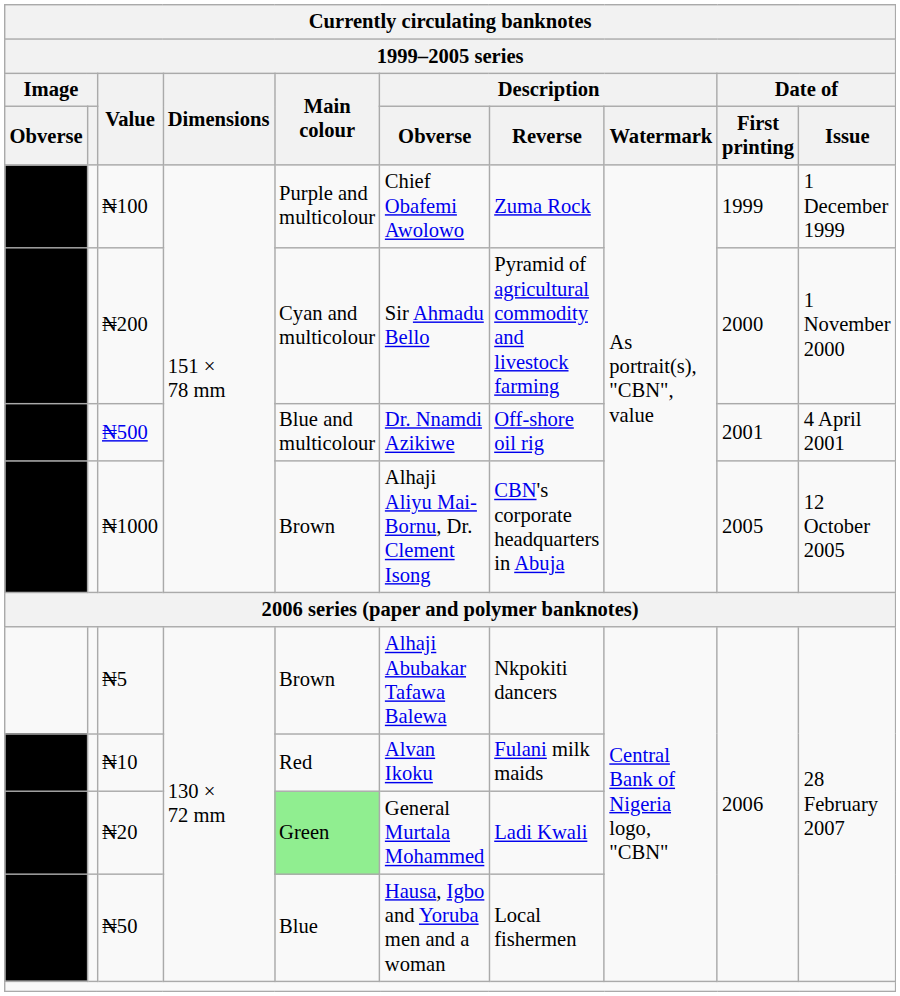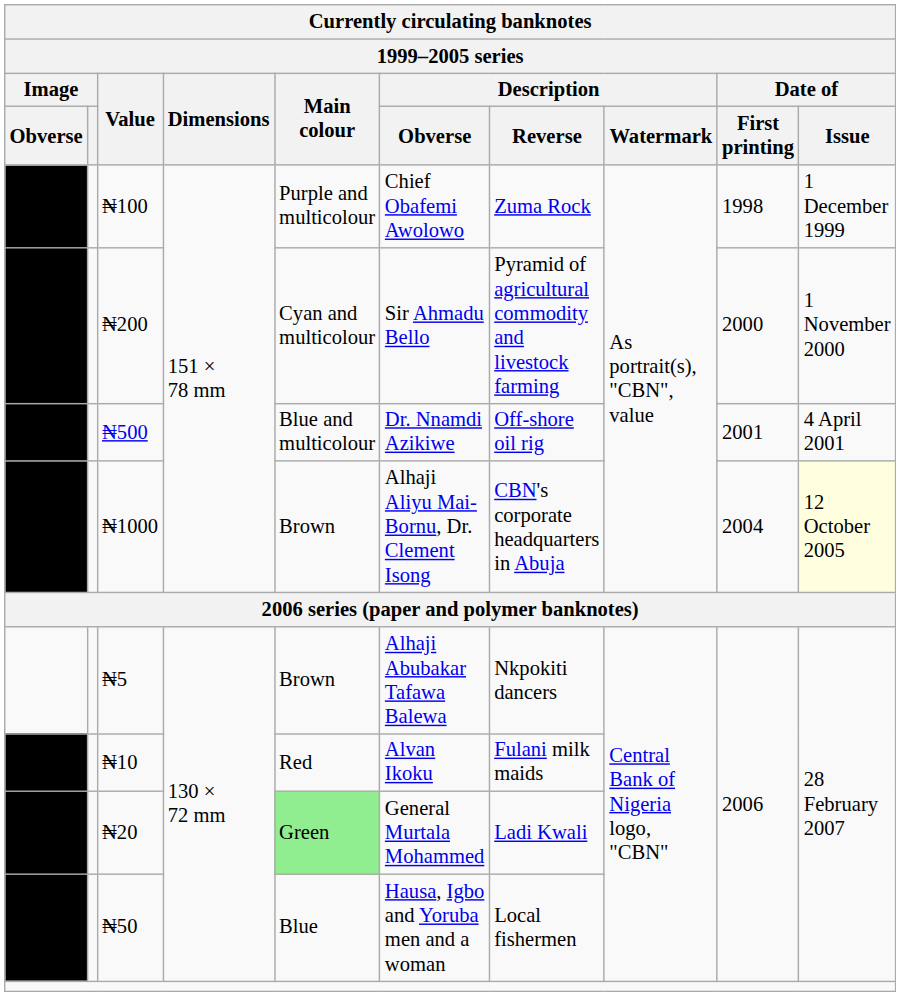(743, 206) 1999 -> (743, 206) 1998
(743, 527) 2005 -> (743, 527) 2004
(837, 527) no background -> (837, 527) lightyellow background
